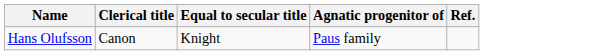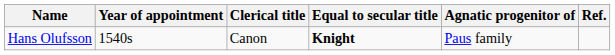+ column: (161, 15)
(200, 38) normal -> (333, 38) bold
